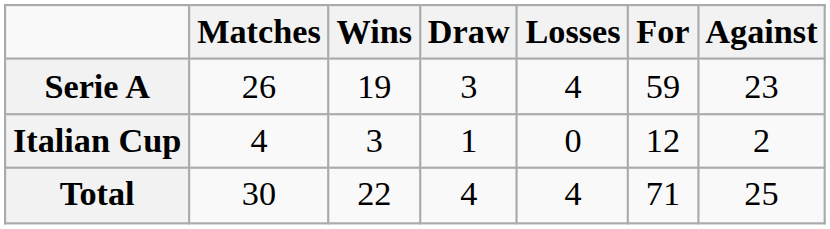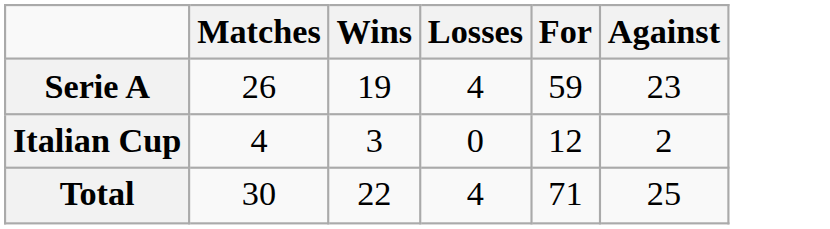- column: (469, 31)
